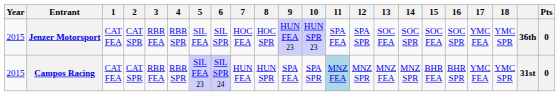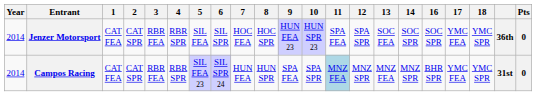- column: (434, 11)
(15, 36) 2015 -> (15, 36) 2014
(15, 72) 2015 -> (15, 72) 2014
